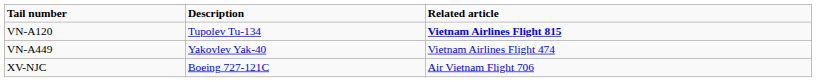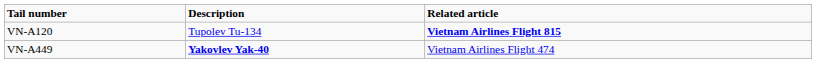(227, 49) normal -> (229, 49) bold
- row: (27, 67)
